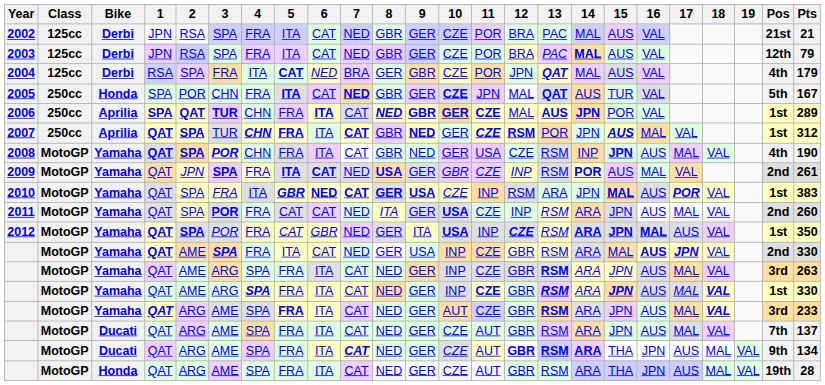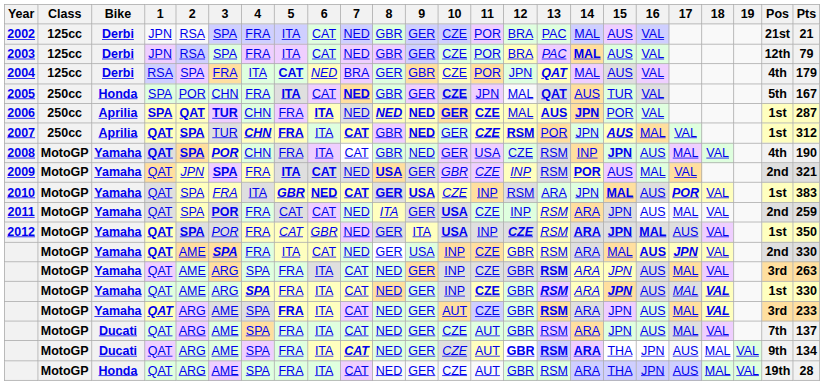(357, 113) CAT -> (357, 113) NED
(422, 113) GBR -> (422, 113) NED
(807, 113) 289 -> (807, 113) 287
(807, 172) 261 -> (807, 172) 321
(807, 212) 260 -> (807, 212) 259
